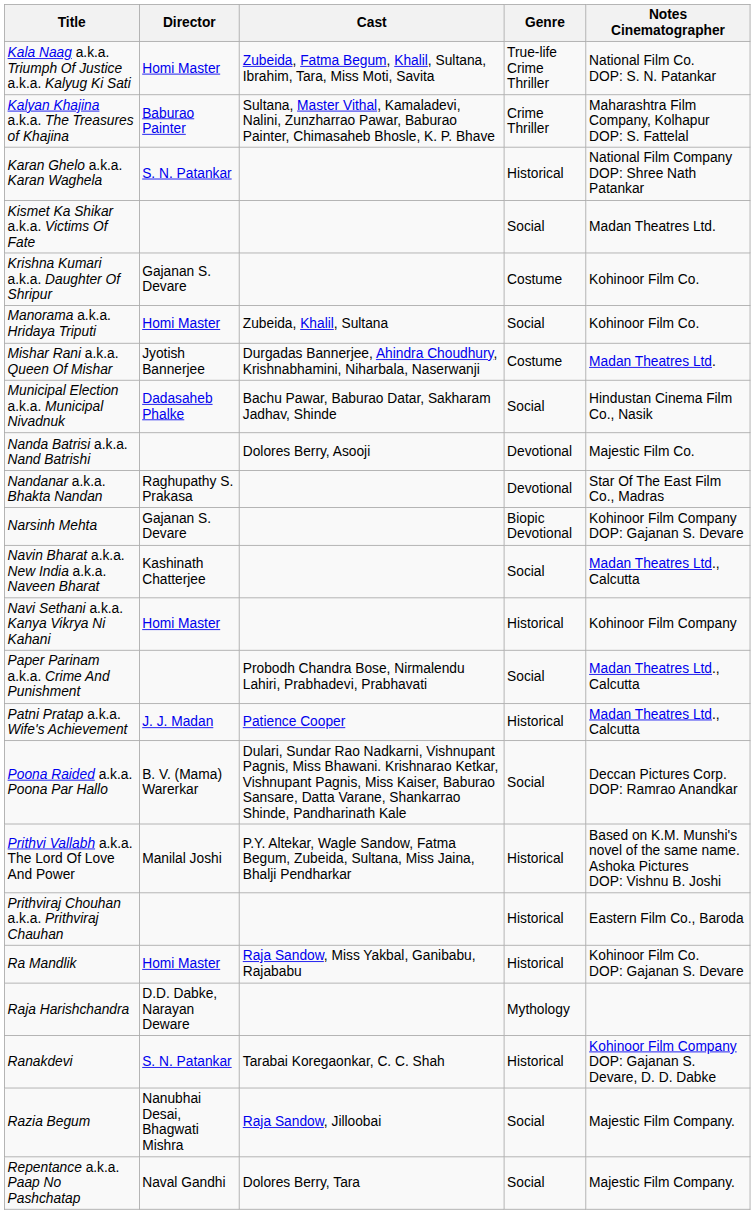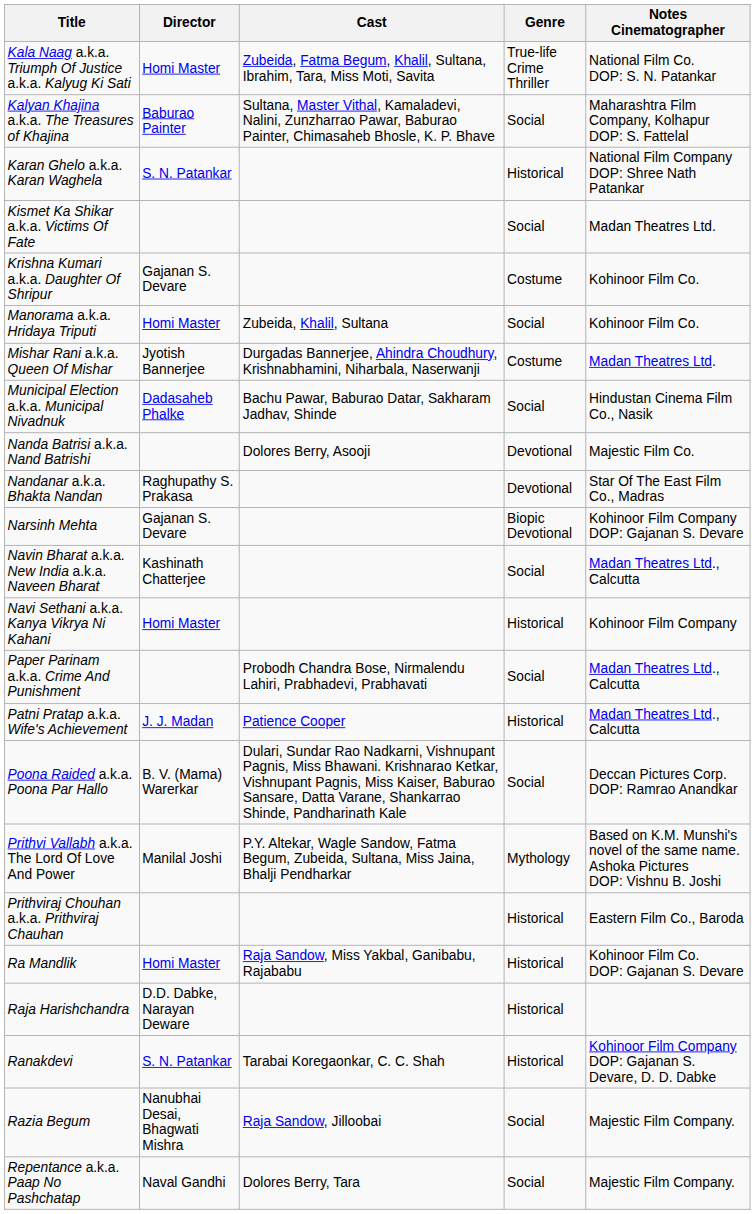(528, 120) Crime Thriller -> (526, 120) Social
(535, 858) Historical -> (538, 858) Mythology
(538, 1009) Mythology -> (535, 1009) Historical
